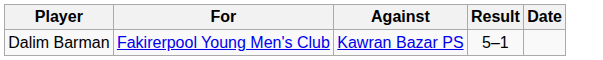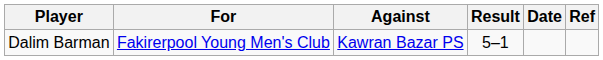+ column: (582, 17)
